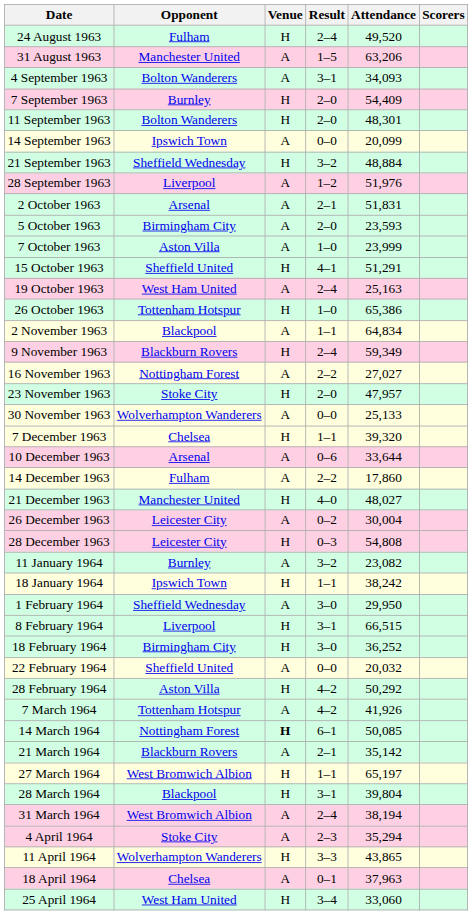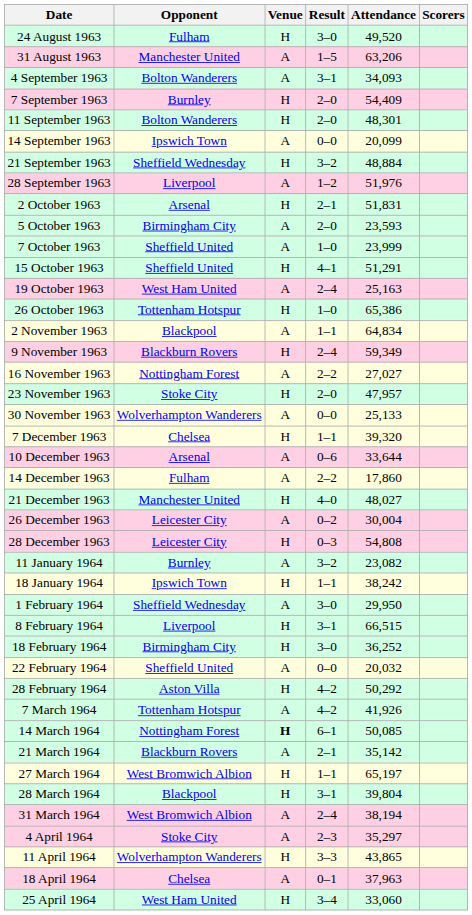(327, 36) 2–4 -> (327, 36) 3–0
(285, 204) A -> (285, 204) H
(189, 246) Aston Villa -> (189, 246) Sheffield United
(384, 836) 35,294 -> (384, 836) 35,297
